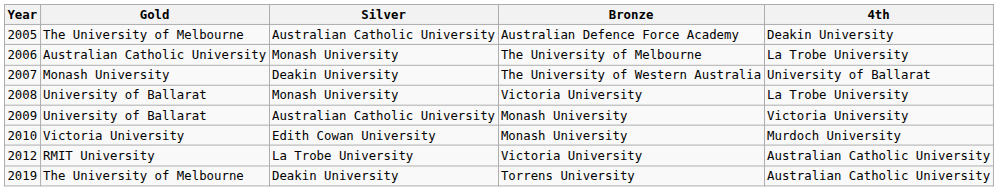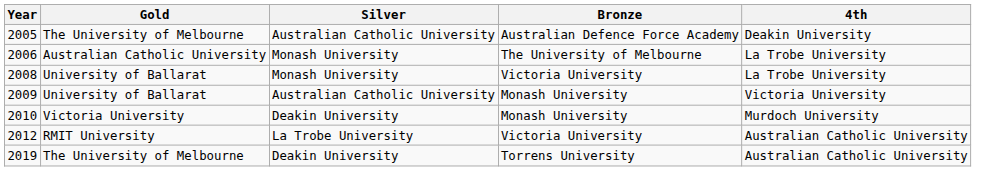- row: (22, 75)
(354, 135) Edith Cowan University -> (335, 115) Deakin University
